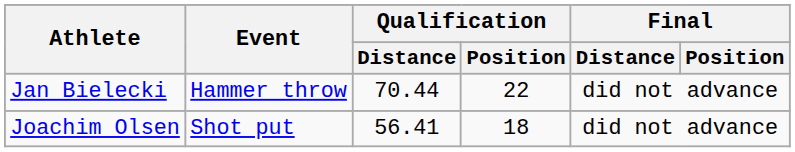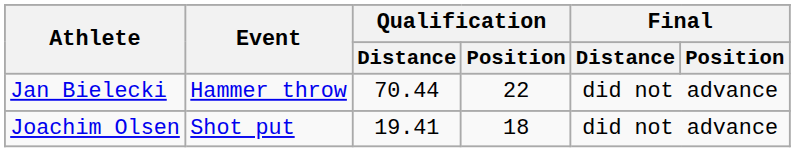(407, 128) 56.41 -> (407, 128) 19.41
